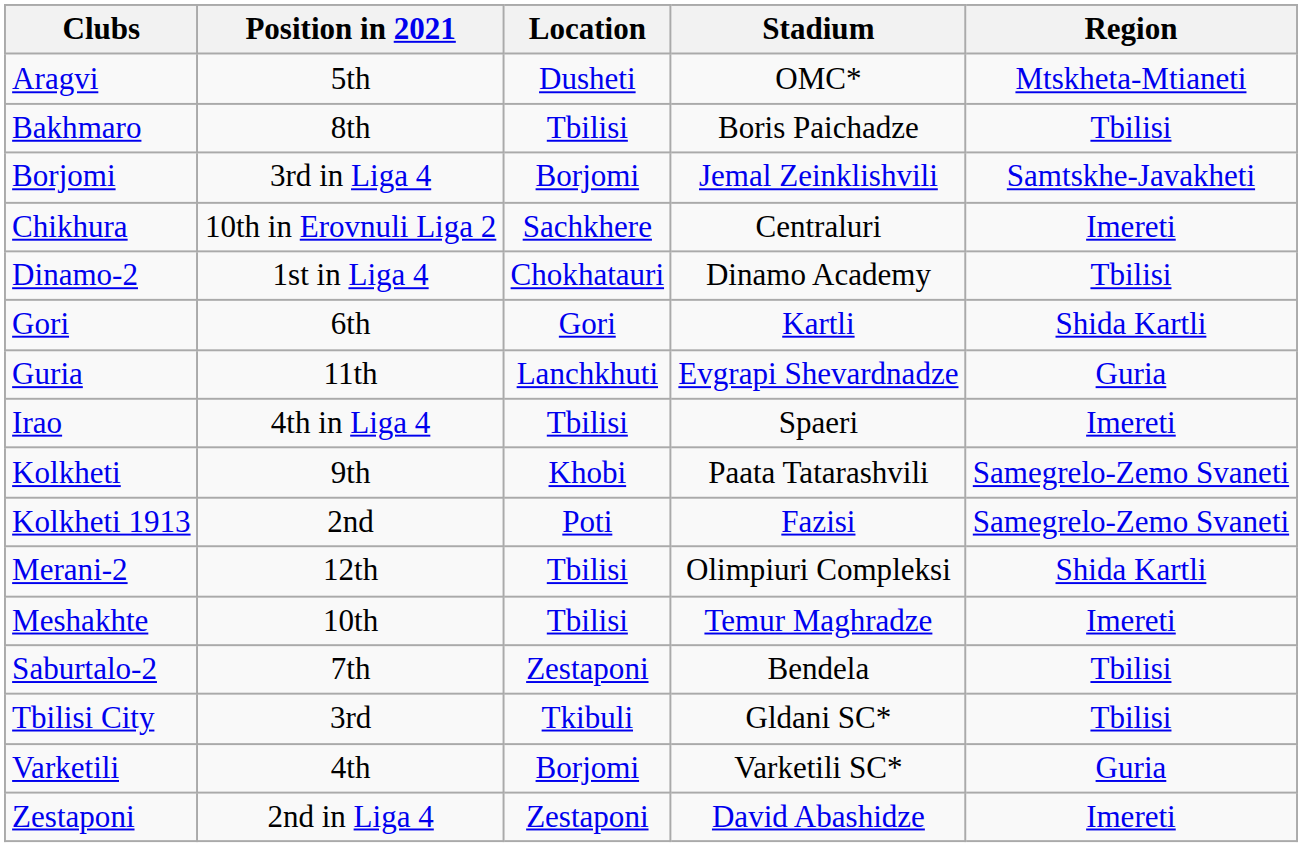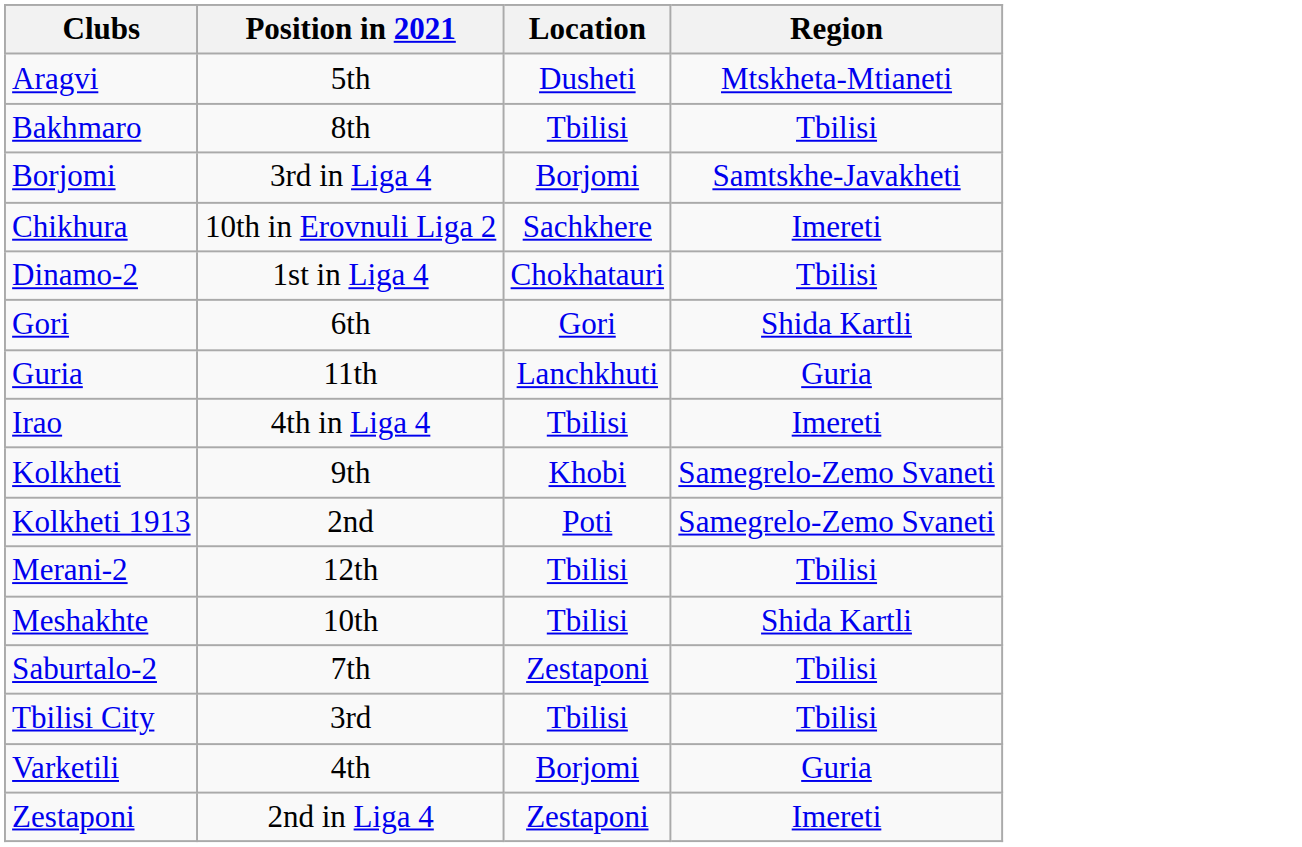- column: (818, 29)
(1131, 570) Shida Kartli -> (837, 570) Tbilisi
(1131, 619) Imereti -> (837, 619) Shida Kartli
(587, 718) Tkibuli -> (587, 718) Tbilisi
